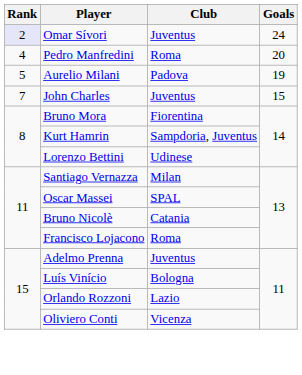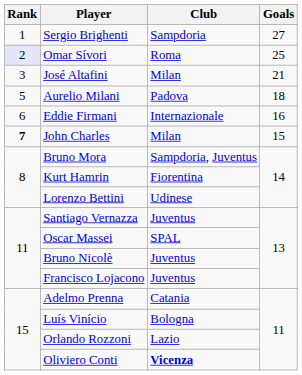+ row: (86, 34)
(173, 34) Juventus -> (166, 55) Roma
(279, 34) 24 -> (279, 55) 25
+ row: (75, 75)
- row: (88, 55)
(279, 75) 19 -> (279, 95) 18
+ row: (80, 116)
(22, 95) normal -> (22, 136) bold
(173, 95) Juventus -> (166, 136) Milan
(177, 116) Fiorentina -> (204, 156) Sampdoria, Juventus
(204, 136) Sampdoria, Juventus -> (177, 177) Fiorentina
(166, 177) Milan -> (173, 217) Juventus
(170, 217) Catania -> (173, 258) Juventus
(166, 237) Roma -> (173, 278) Juventus
(173, 258) Juventus -> (170, 298) Catania
(171, 319) normal -> (172, 359) bold
